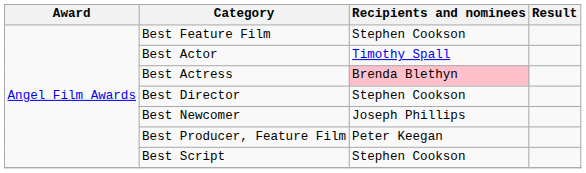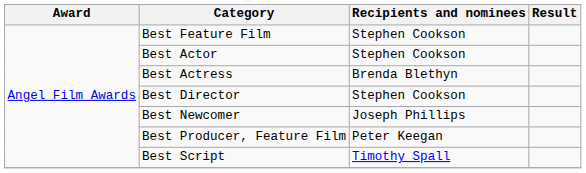(401, 56) Timothy Spall -> (409, 56) Stephen Cookson
(405, 76) pink background -> (405, 76) no background
(409, 157) Stephen Cookson -> (401, 157) Timothy Spall
